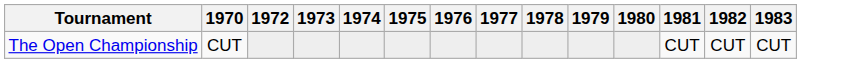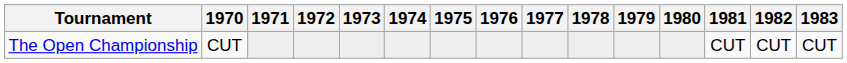+ column: (270, 18)
